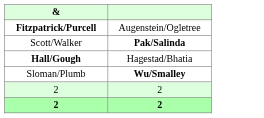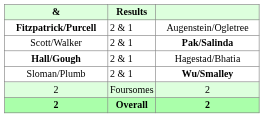+ column: (132, 12)
